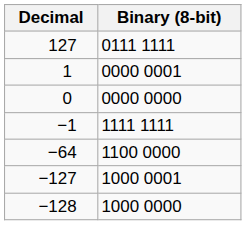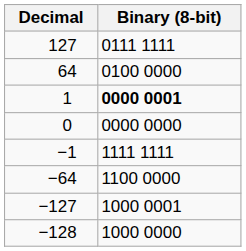+ row: (76, 71)
(141, 71) normal -> (141, 98) bold
